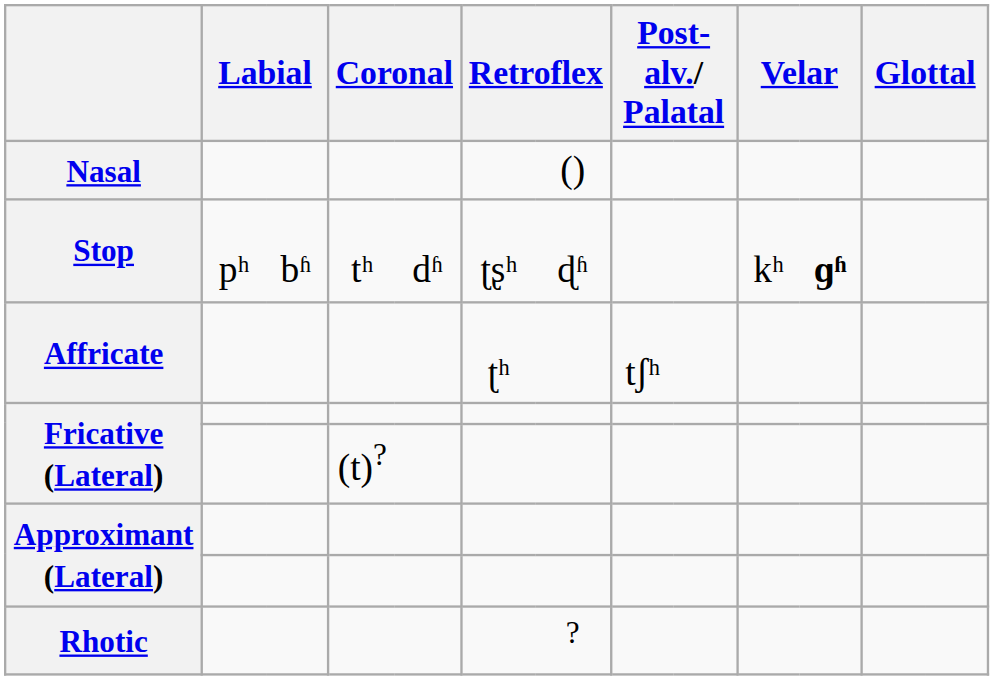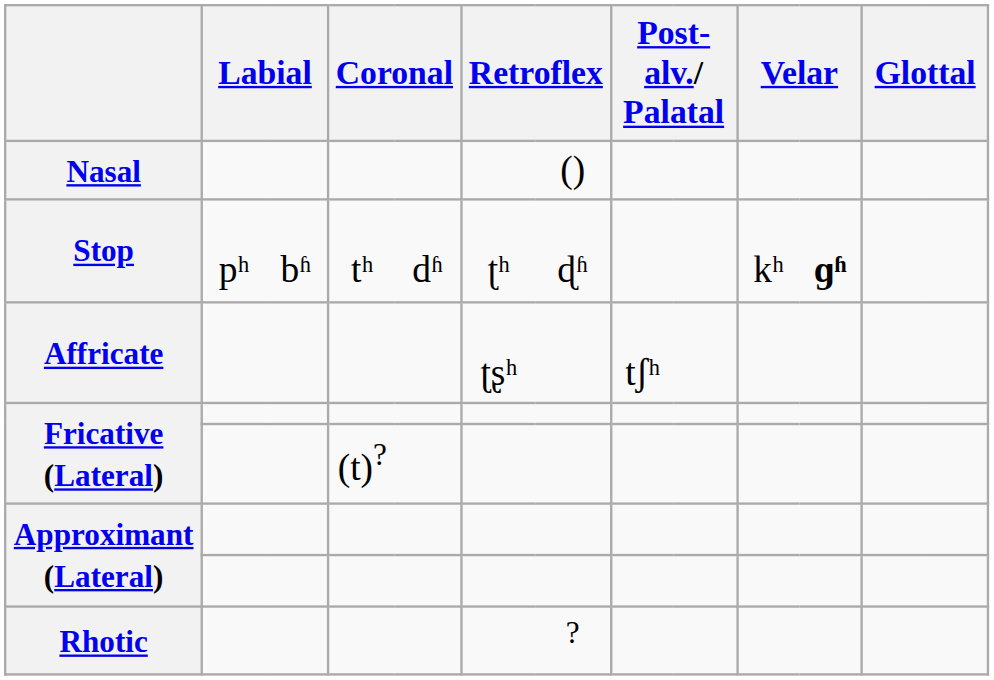(499, 270) ʈʂʰ -> (499, 270) ʈʰ
(499, 372) ʈʰ -> (499, 372) ʈʂʰ
